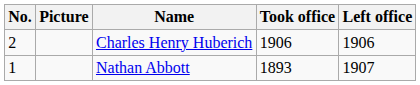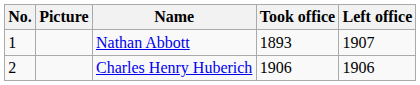rows swapped: (143, 67) <-> (174, 42)
